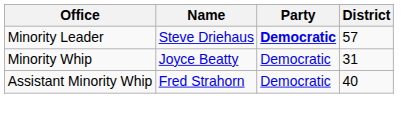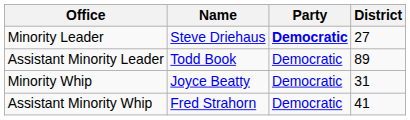(350, 37) 57 -> (362, 37) 27
+ row: (86, 59)
(350, 81) 40 -> (362, 103) 41
